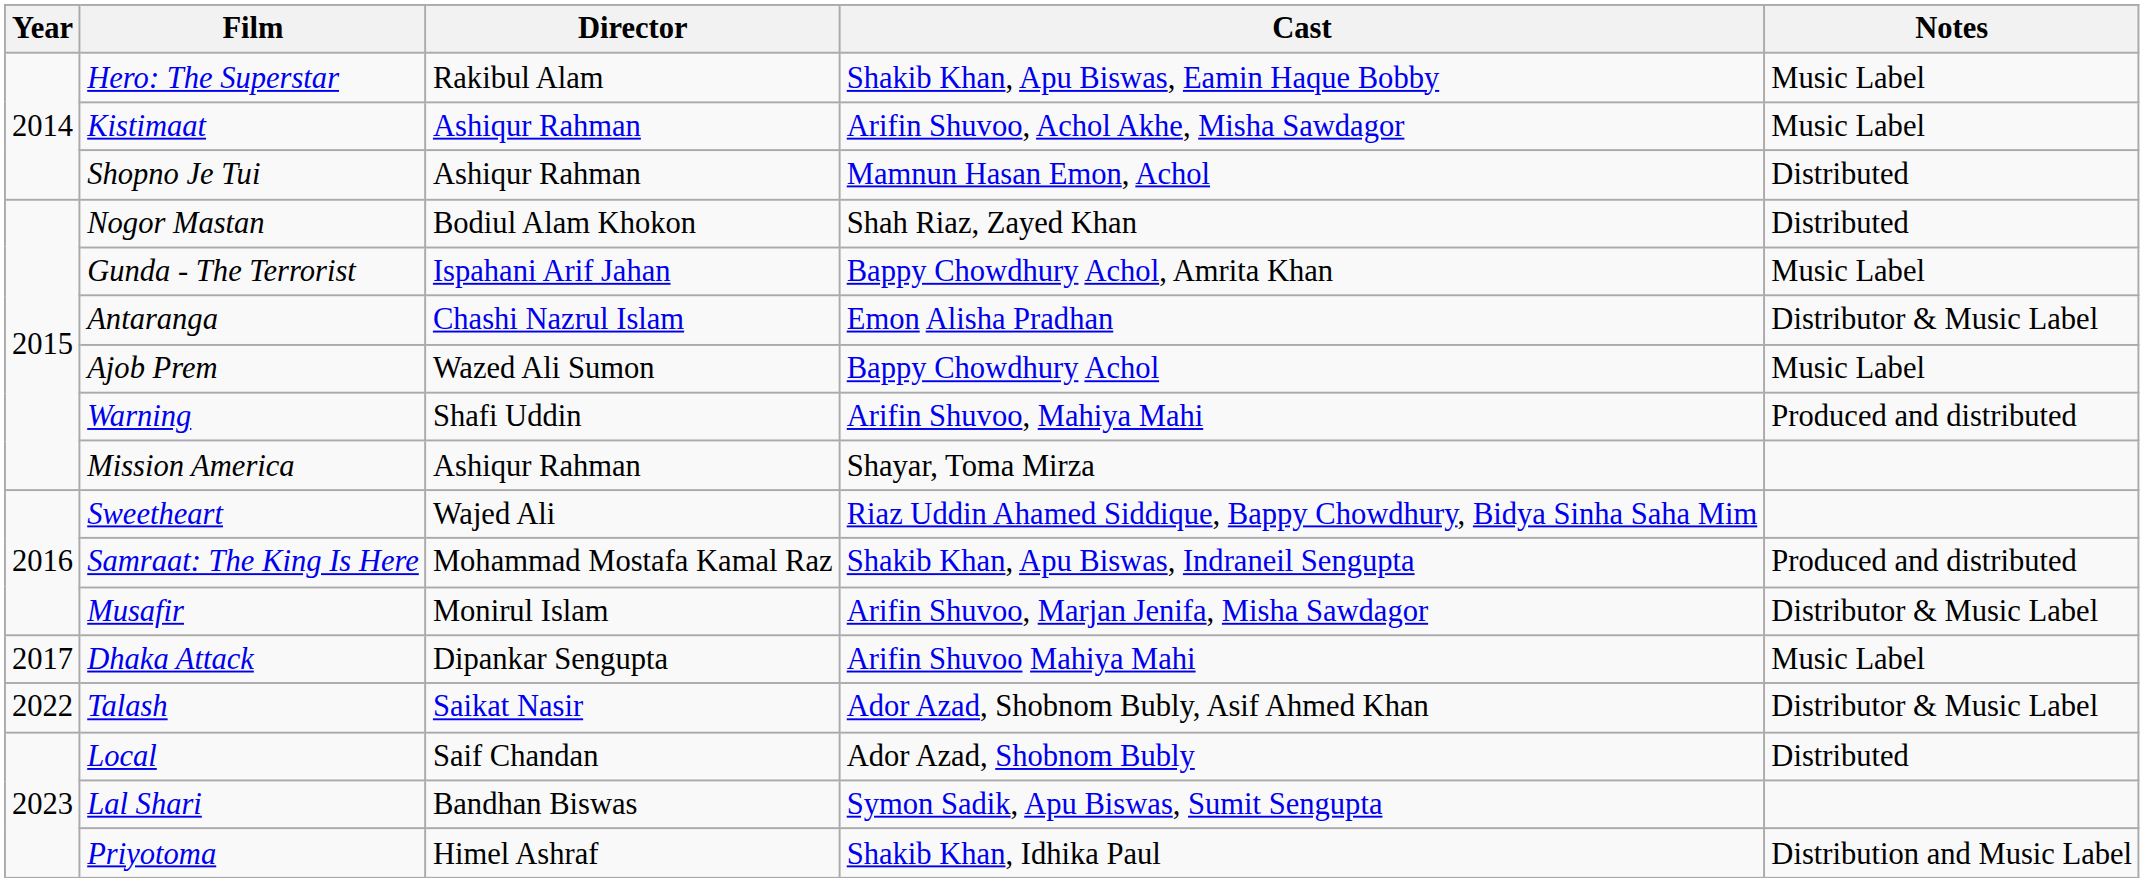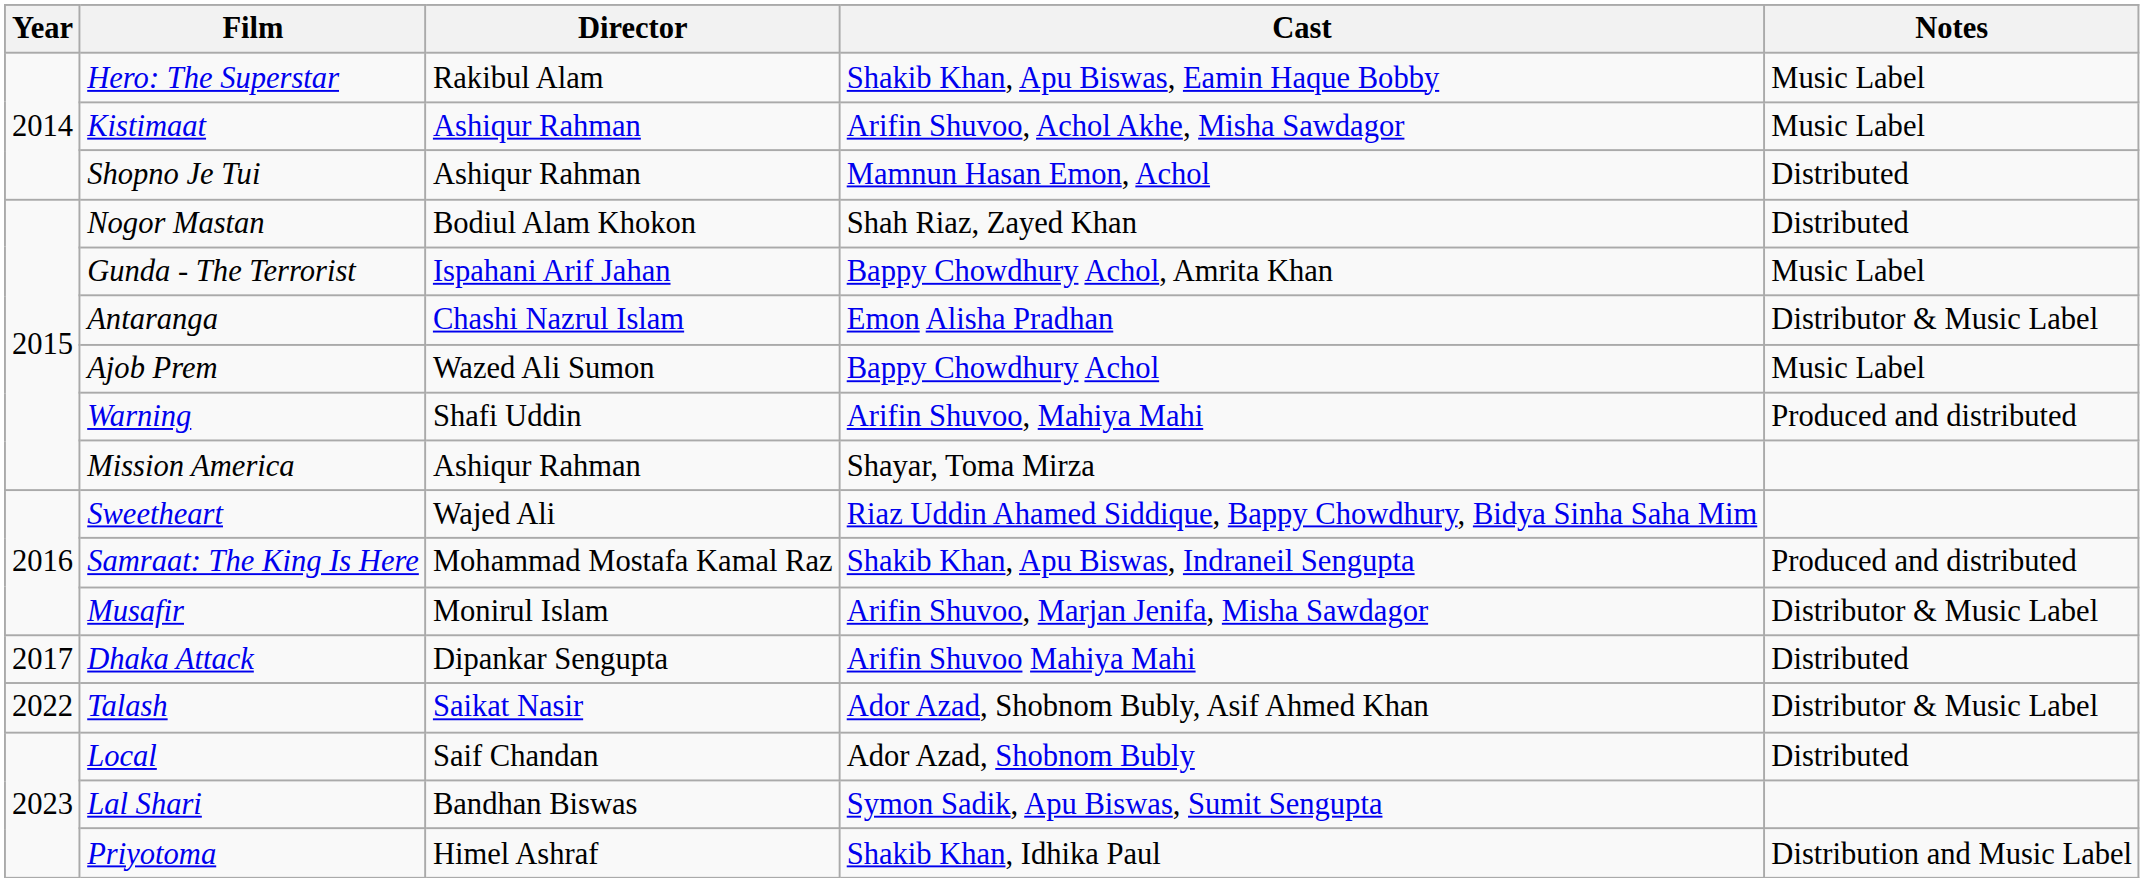(1848, 658) Music Label -> (1840, 658) Distributed
